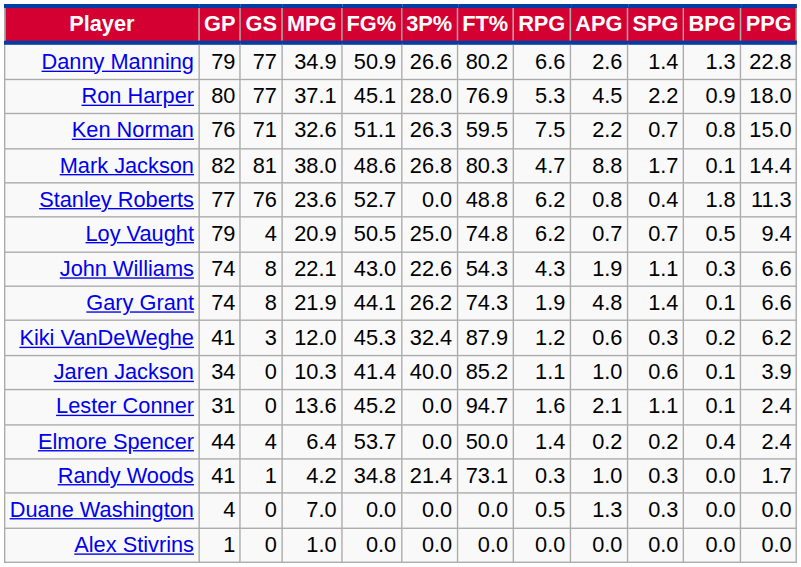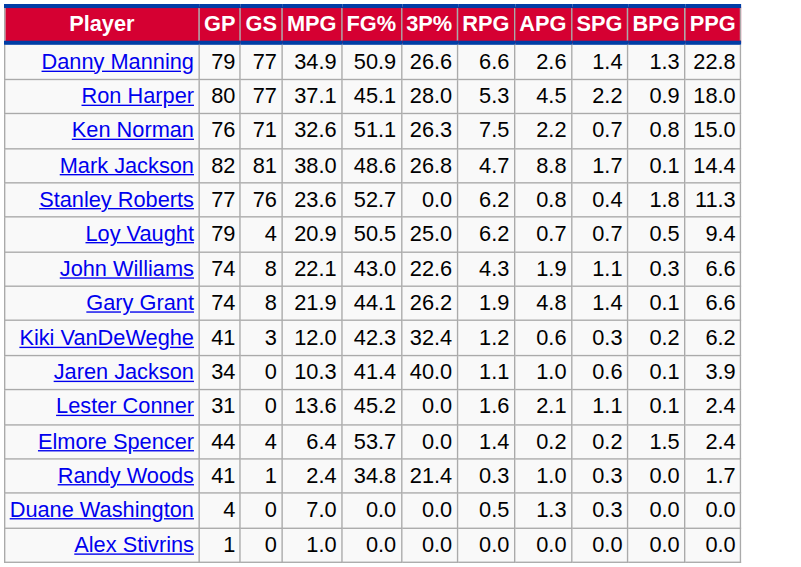- column: (485, 24)
(375, 337) 45.3 -> (375, 337) 42.3
(721, 441) 0.4 -> (665, 441) 1.5
(321, 475) 4.2 -> (321, 475) 2.4
